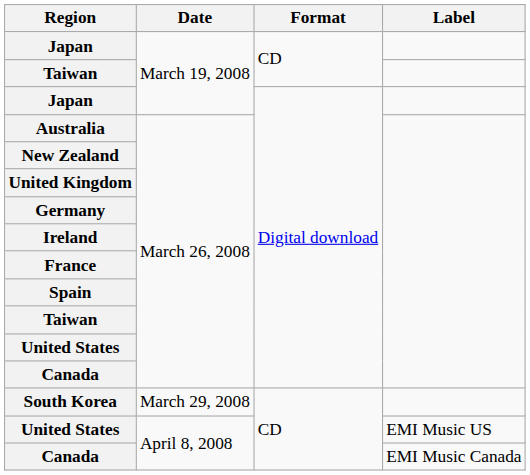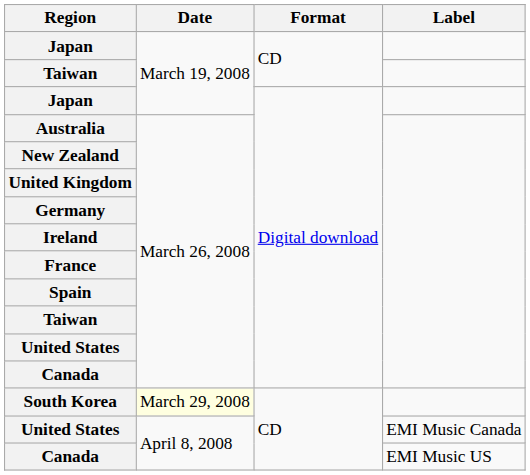(195, 401) no background -> (195, 401) lightyellow background
(439, 429) EMI Music US -> (454, 429) EMI Music Canada
(454, 456) EMI Music Canada -> (439, 456) EMI Music US
